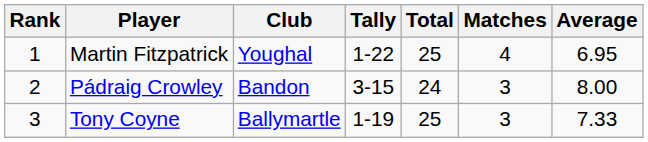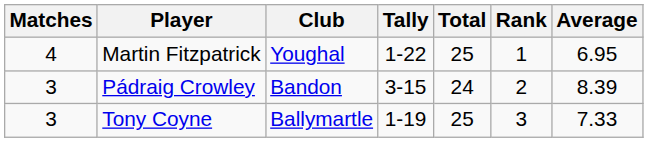columns swapped: (35, 20) <-> (505, 20)
(597, 86) 8.00 -> (597, 86) 8.39
